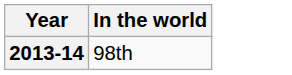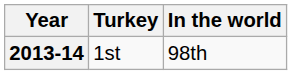+ column: (126, 20)
